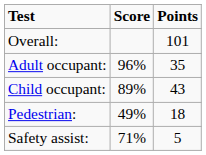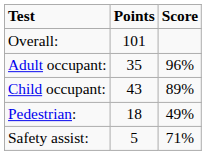columns swapped: (132, 16) <-> (178, 16)
